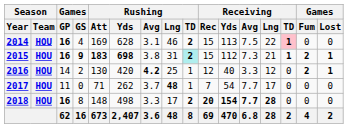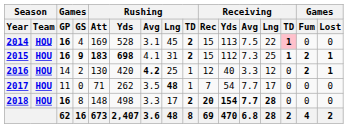(125, 41) 628 -> (125, 41) 528
(172, 41) 46 -> (172, 41) 45
(151, 56) 3.8 -> (151, 56) 4.1
(190, 56) paleturquoise background -> (190, 56) no background
(271, 56) 21 -> (271, 56) 25
(151, 86) 3.7 -> (151, 86) 3.5
